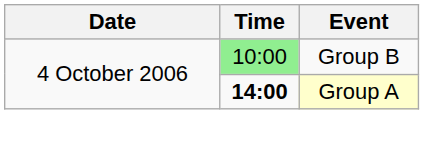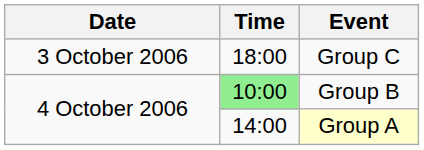+ row: (359, 56)
(260, 91) bold -> (260, 126) normal
